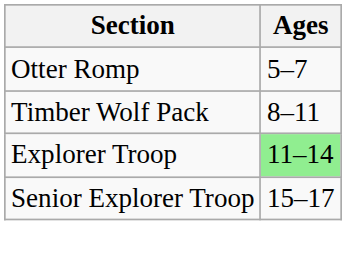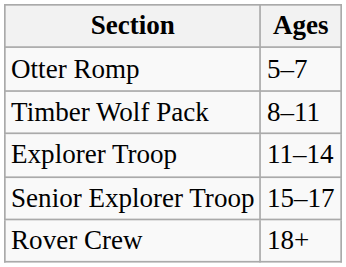(300, 154) lightgreen background -> (300, 154) no background
+ row: (77, 240)
